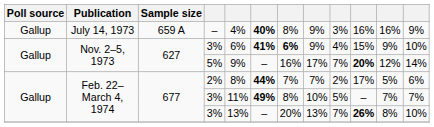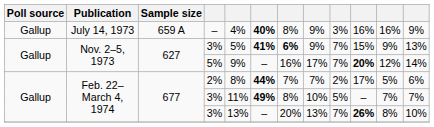(238, 47) 6% -> (238, 47) 5%
(340, 47) 4% -> (340, 47) 7%
(416, 47) 10% -> (416, 47) 13%
